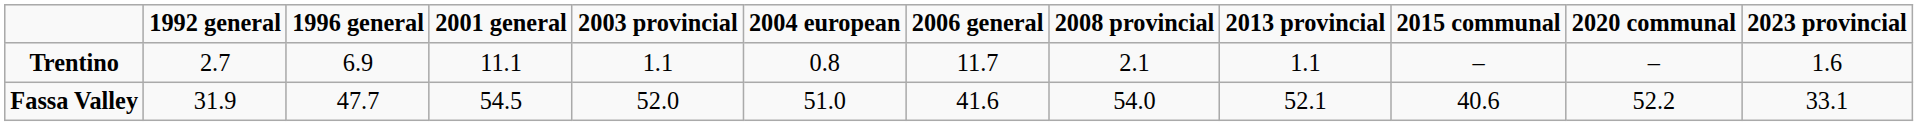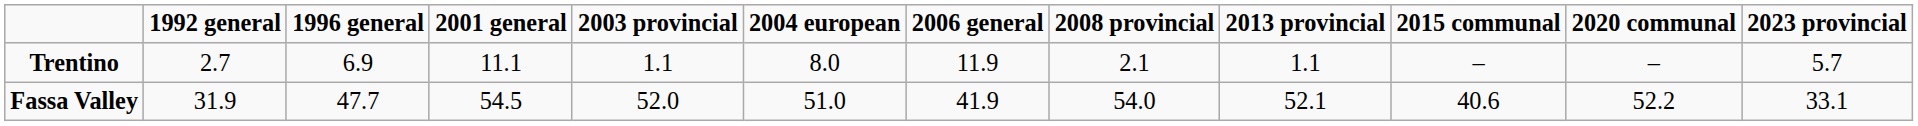(825, 62) 0.8 -> (825, 62) 8.0
(978, 62) 11.7 -> (978, 62) 11.9
(1827, 62) 1.6 -> (1827, 62) 5.7
(978, 100) 41.6 -> (978, 100) 41.9
